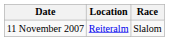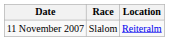columns swapped: (109, 12) <-> (147, 12)
